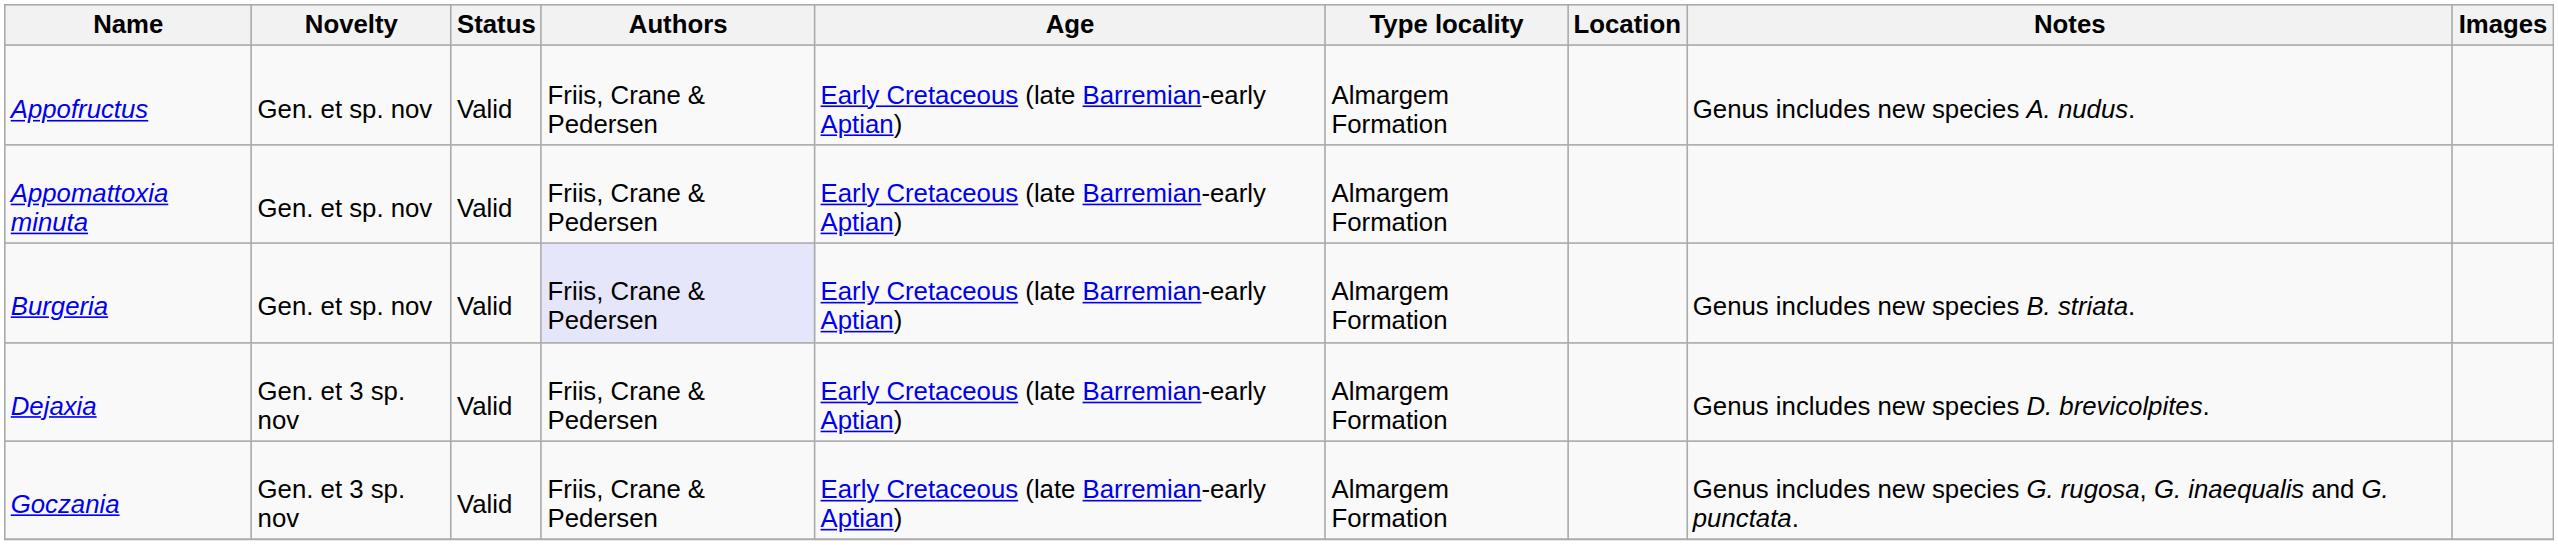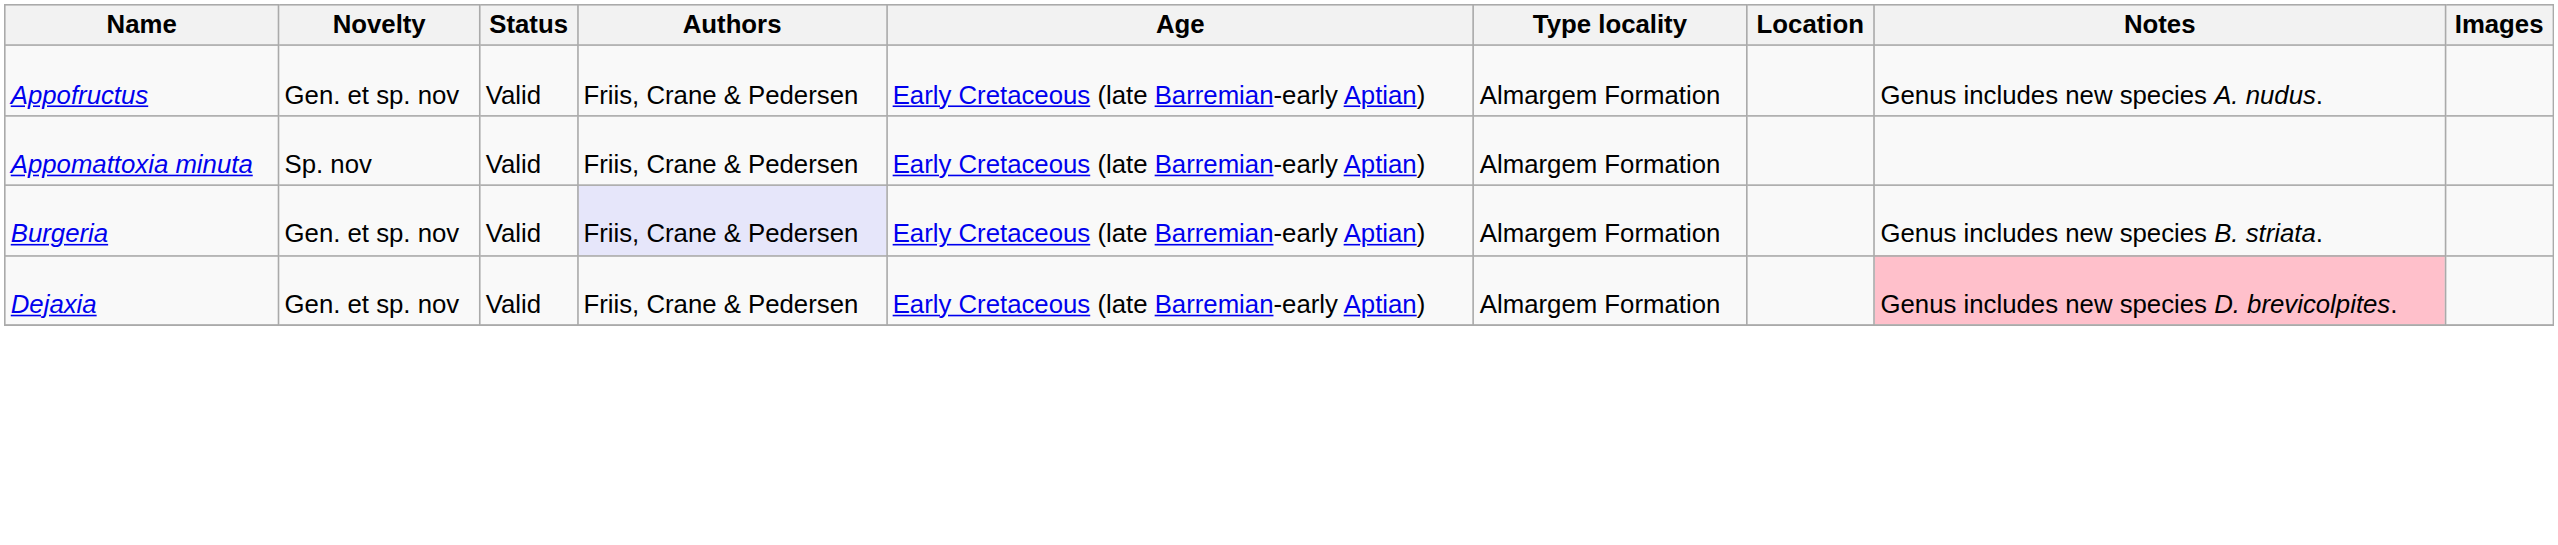(345, 208) Gen. et sp. nov -> (328, 164) Sp. nov
(331, 405) Gen. et 3 sp. nov -> (372, 304) Gen. et sp. nov
(1951, 405) no background -> (2139, 304) pink background
- row: (65, 504)
